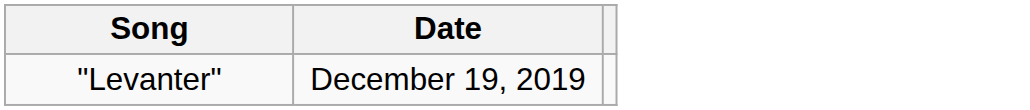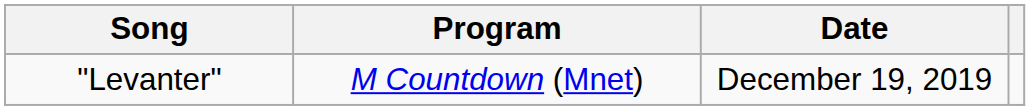+ column: (497, 29)
